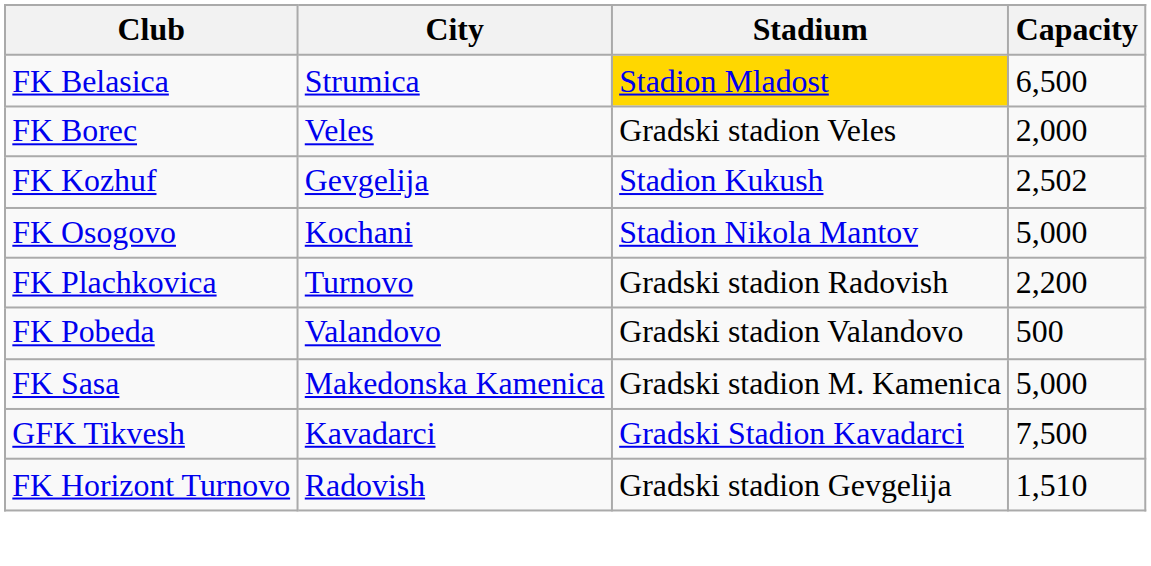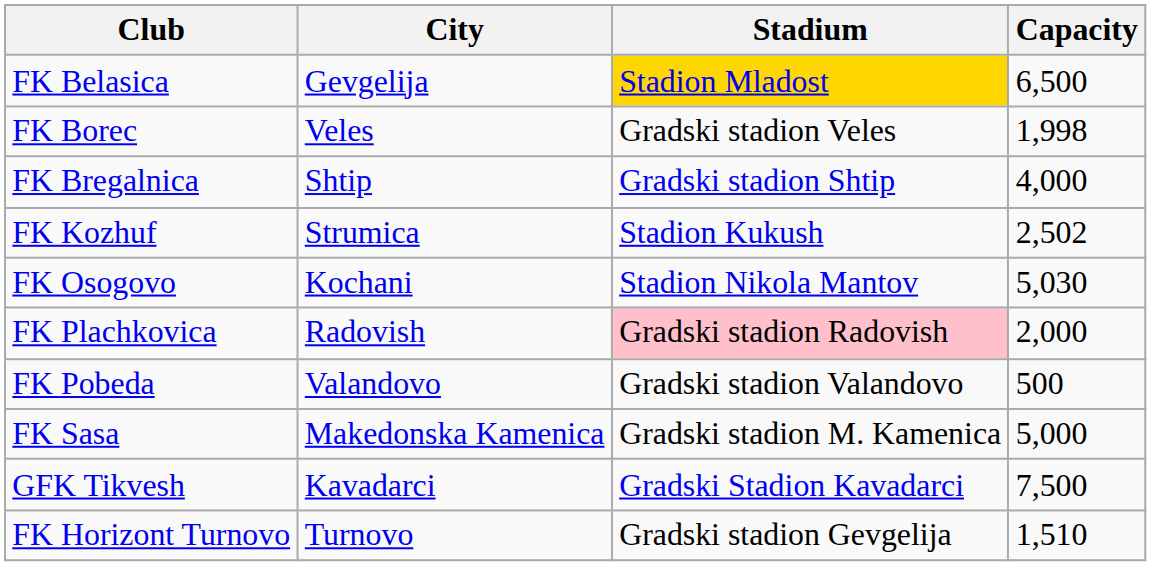(362, 80) Strumica -> (367, 80) Gevgelija
(1052, 130) 2,000 -> (1052, 130) 1,998
+ row: (106, 181)
(367, 181) Gevgelija -> (362, 231) Strumica
(1052, 231) 5,000 -> (1052, 282) 5,030
(359, 282) Turnovo -> (365, 332) Radovish
(784, 282) no background -> (784, 332) pink background
(1052, 282) 2,200 -> (1052, 332) 2,000
(365, 484) Radovish -> (359, 534) Turnovo
